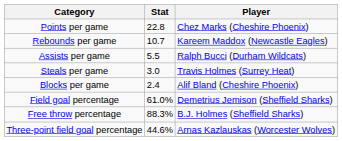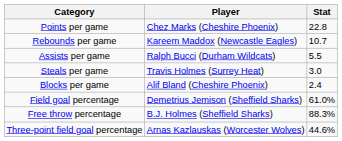columns swapped: (256, 12) <-> (160, 12)
